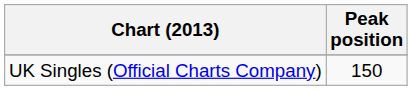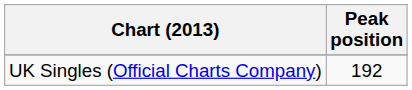(367, 70) 150 -> (367, 70) 192
